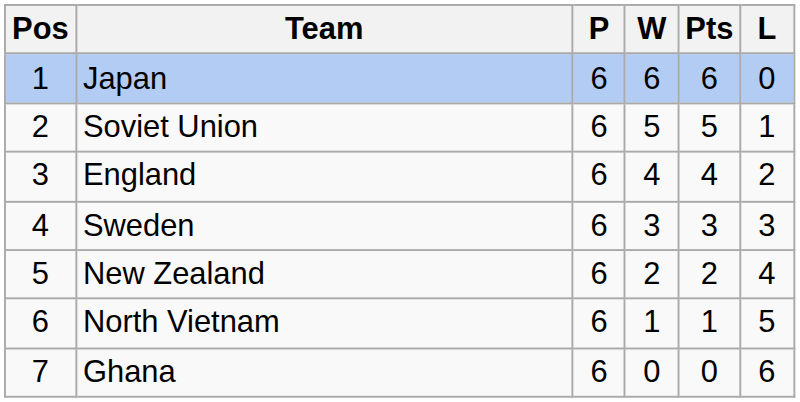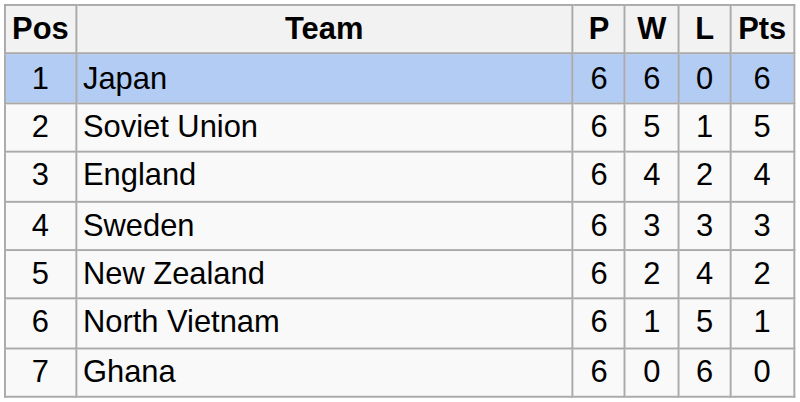columns swapped: (767, 28) <-> (709, 28)
